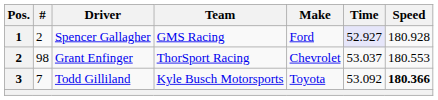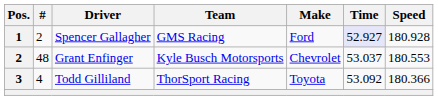(42, 57) 98 -> (42, 57) 48
(203, 57) ThorSport Racing -> (220, 57) Kyle Busch Motorsports
(39, 79) 7 -> (39, 79) 4
(220, 79) Kyle Busch Motorsports -> (203, 79) ThorSport Racing
(409, 79) bold -> (409, 79) normal
